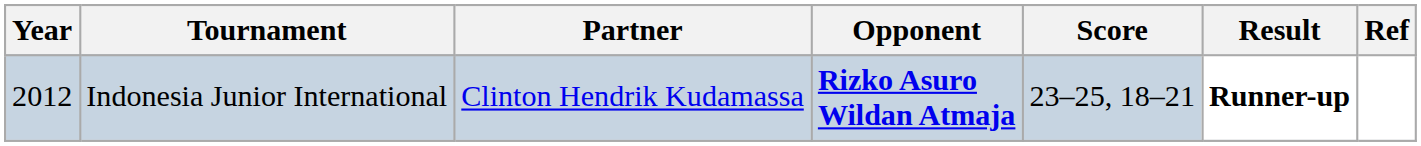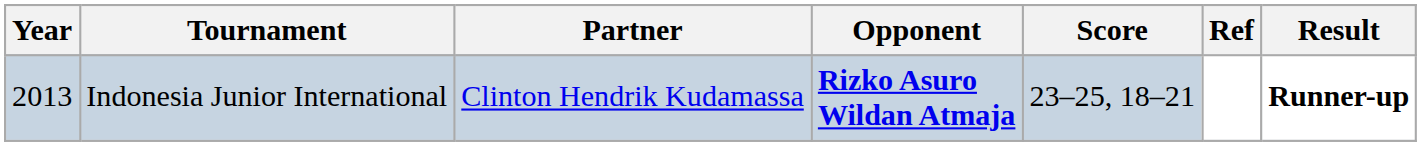columns swapped: (1280, 29) <-> (1387, 29)
(42, 97) 2012 -> (42, 97) 2013
